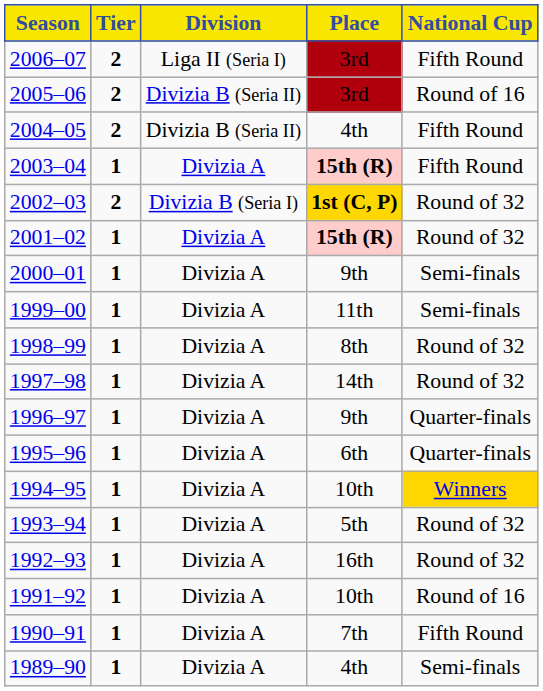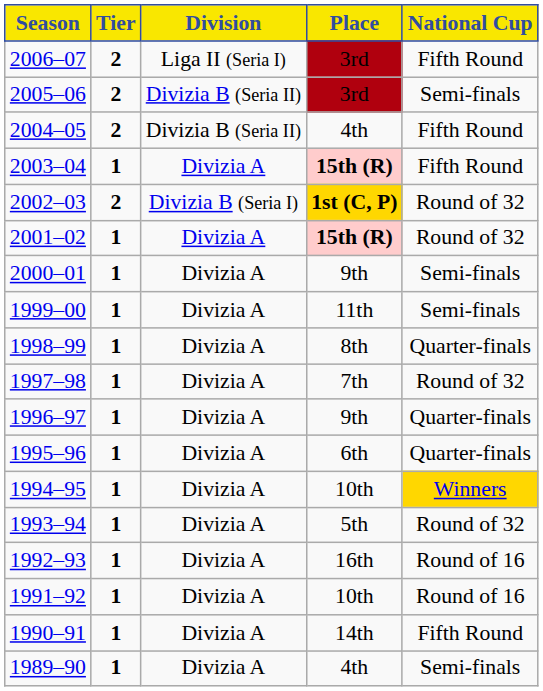(470, 94) Round of 16 -> (470, 94) Semi-finals
(470, 345) Round of 32 -> (470, 345) Quarter-finals
(354, 381) 14th -> (354, 381) 7th
(470, 560) Round of 32 -> (470, 560) Round of 16
(354, 632) 7th -> (354, 632) 14th
